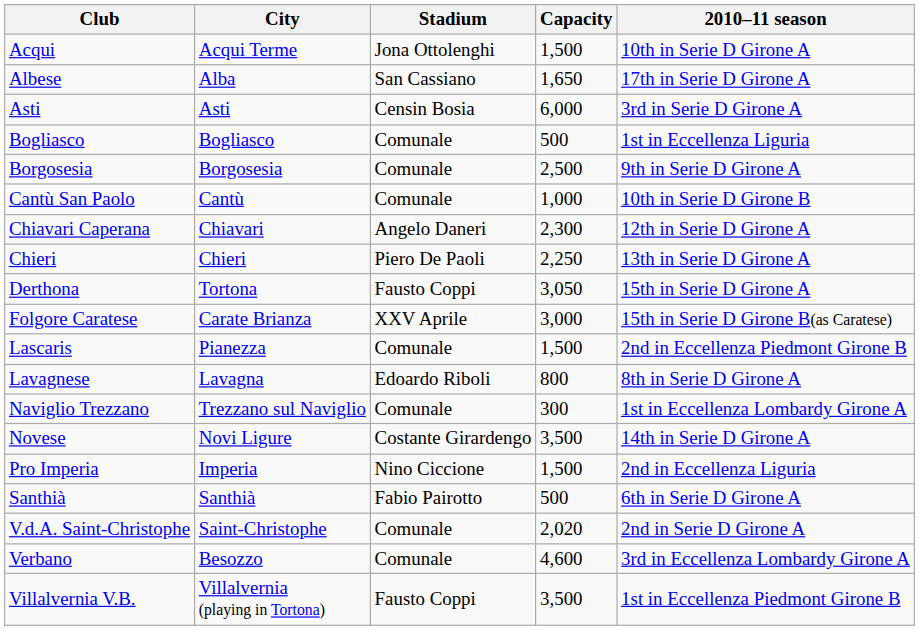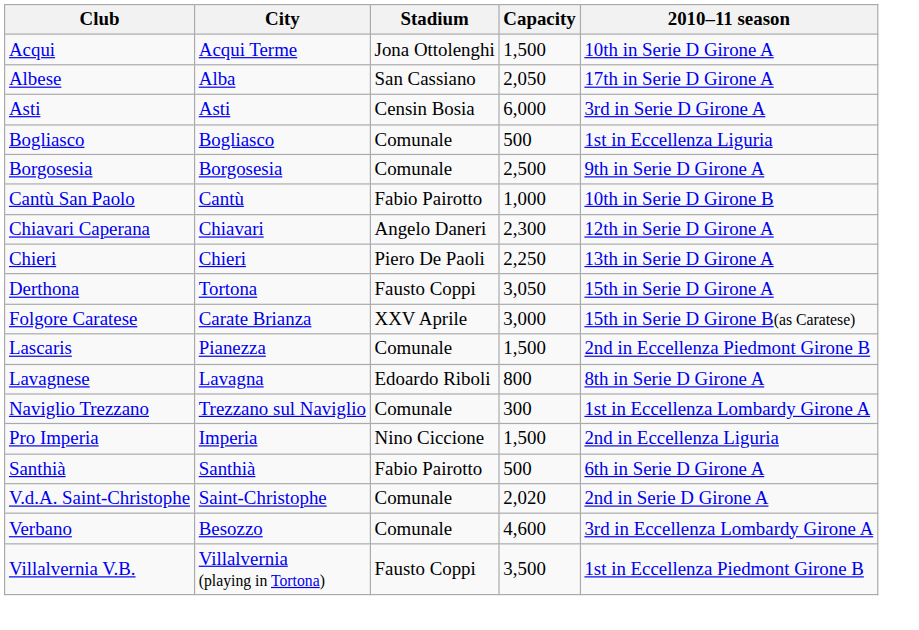(561, 79) 1,650 -> (525, 79) 2,050
(413, 199) Comunale -> (428, 199) Fabio Pairotto
- row: (37, 438)
